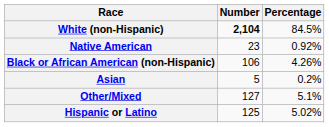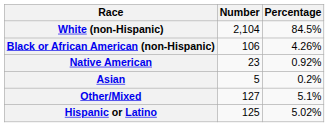(246, 29) bold -> (246, 29) normal
rows swapped: (111, 63) <-> (111, 46)
